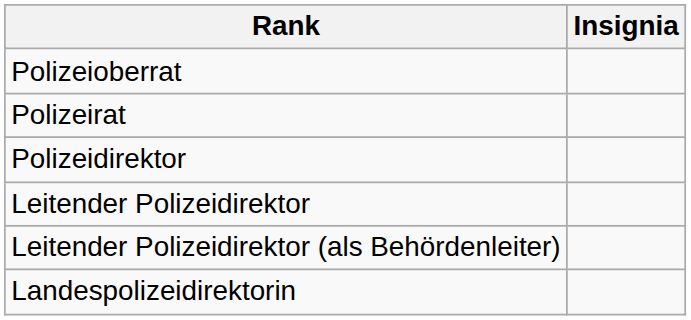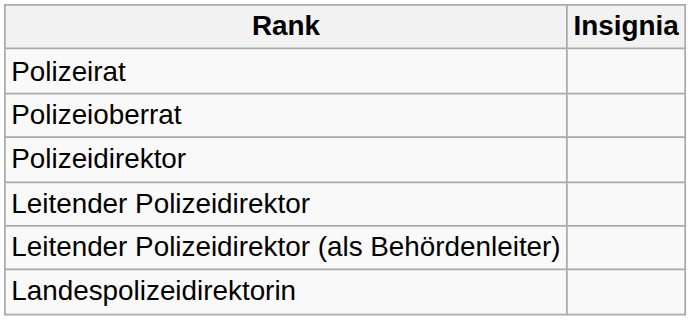rows swapped: (69, 114) <-> (96, 70)
